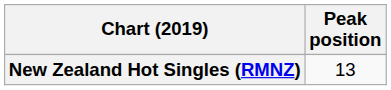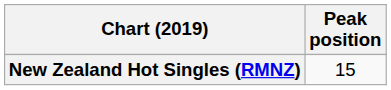(345, 69) 13 -> (345, 69) 15
